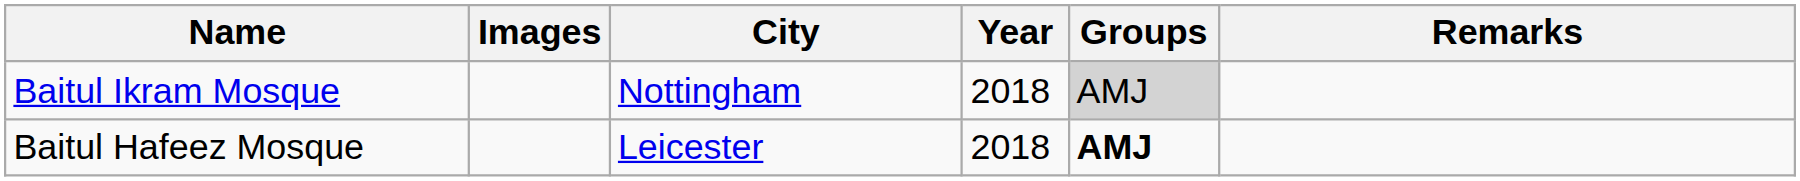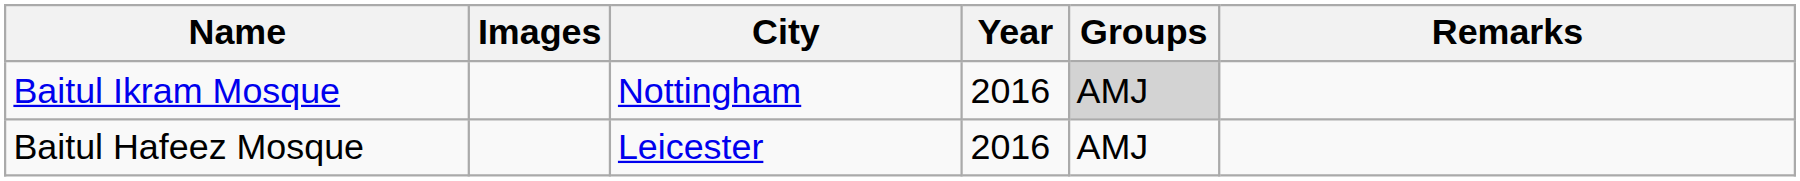(1010, 89) 2018 -> (1010, 89) 2016
(1010, 146) 2018 -> (1010, 146) 2016
(1114, 146) bold -> (1112, 146) normal
